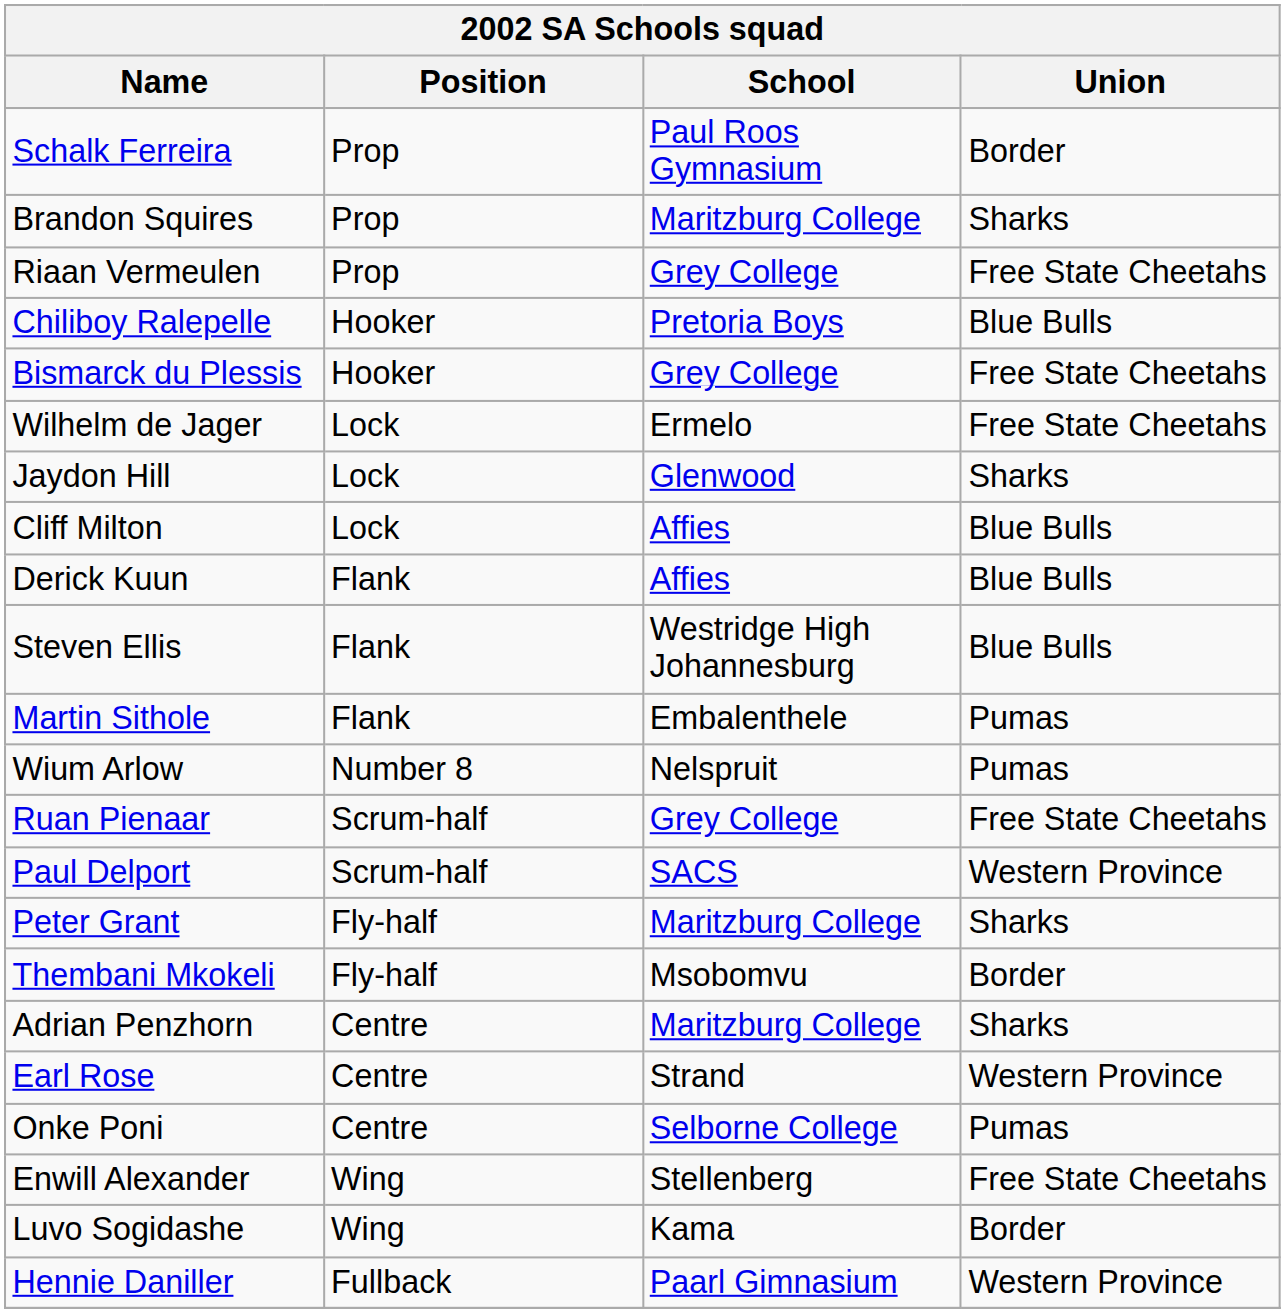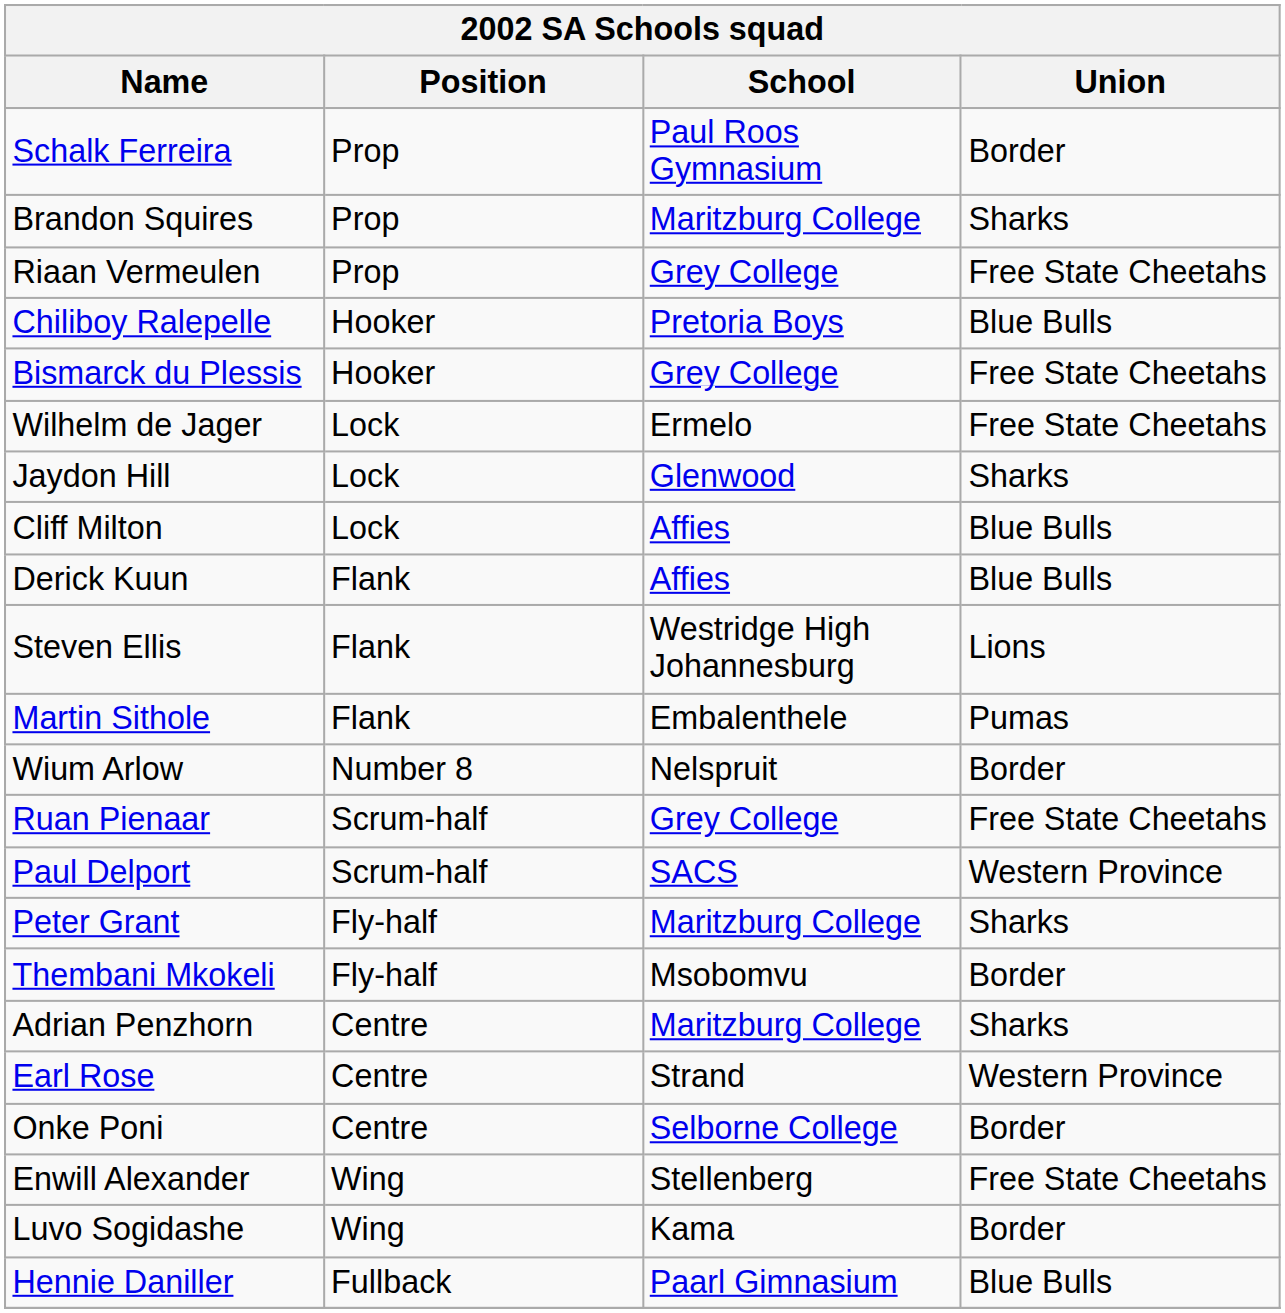(1040, 648) Blue Bulls -> (1007, 648) Lions
(1019, 769) Pumas -> (1017, 769) Border
(1019, 1127) Pumas -> (1017, 1127) Border
(1096, 1281) Western Province -> (1040, 1281) Blue Bulls
